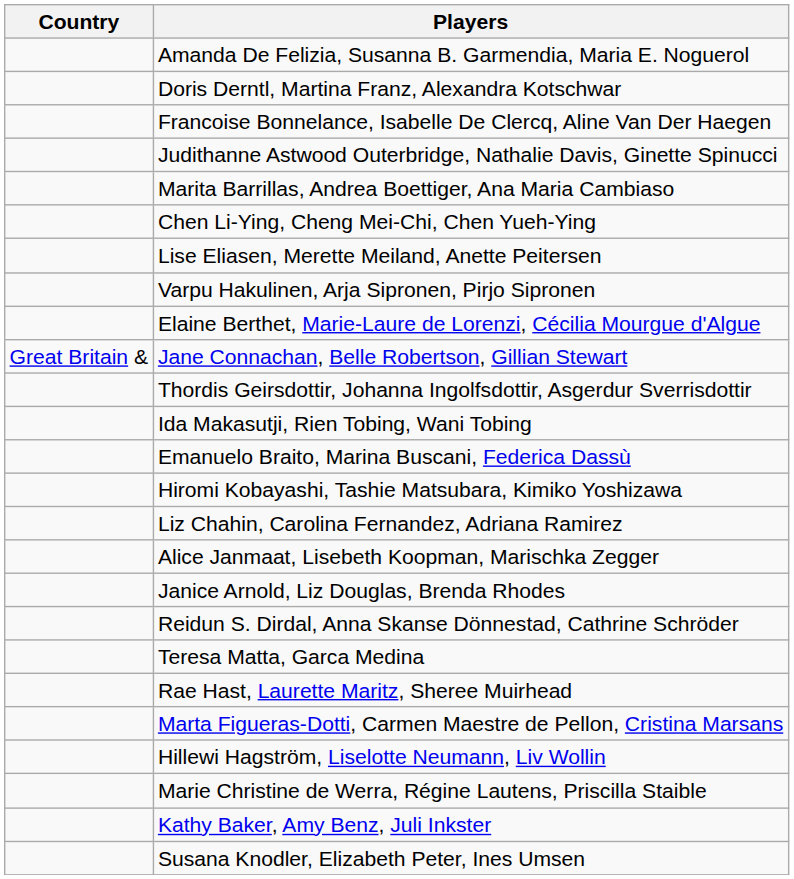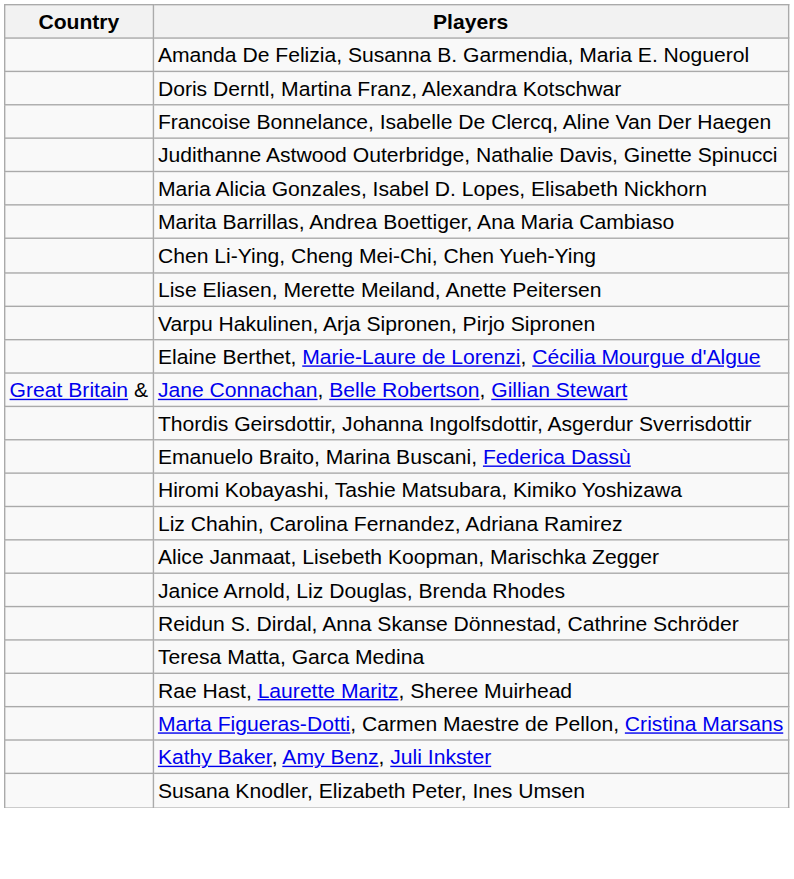+ row: (432, 189)
- row: (345, 423)
- row: (382, 757)
- row: (432, 791)
